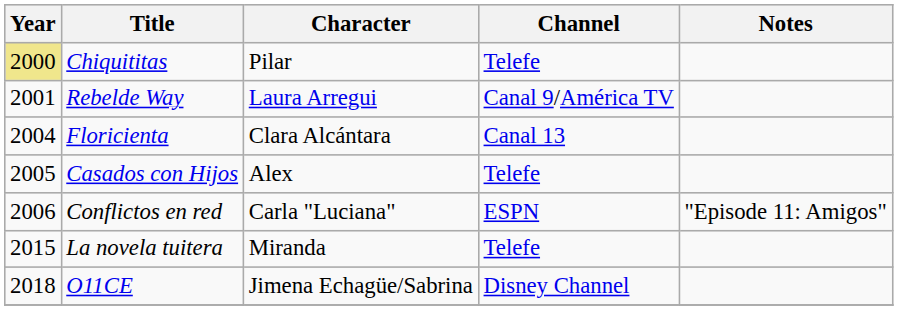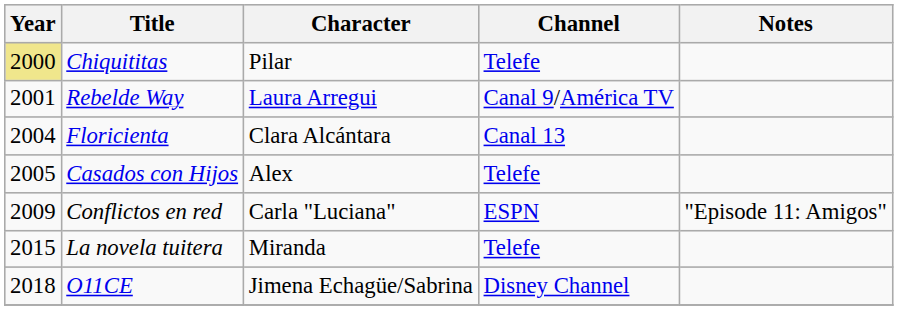(33, 211) 2006 -> (33, 211) 2009
